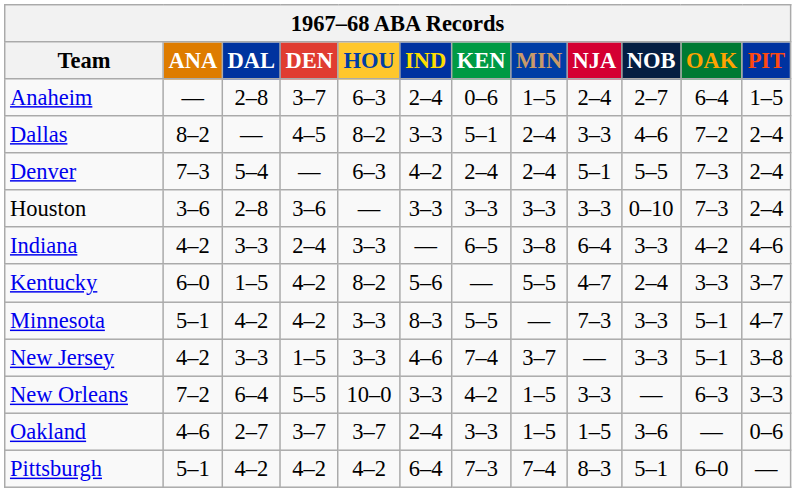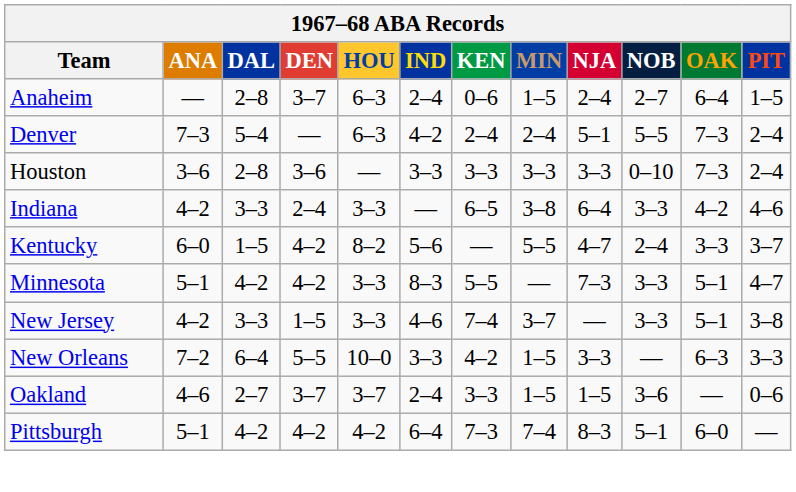- row: (39, 134)
